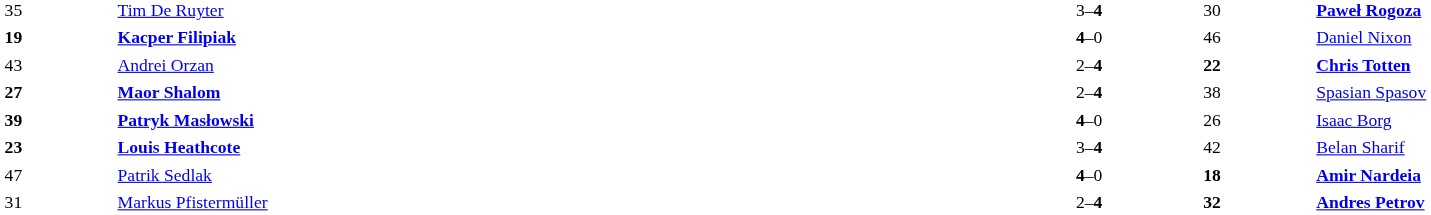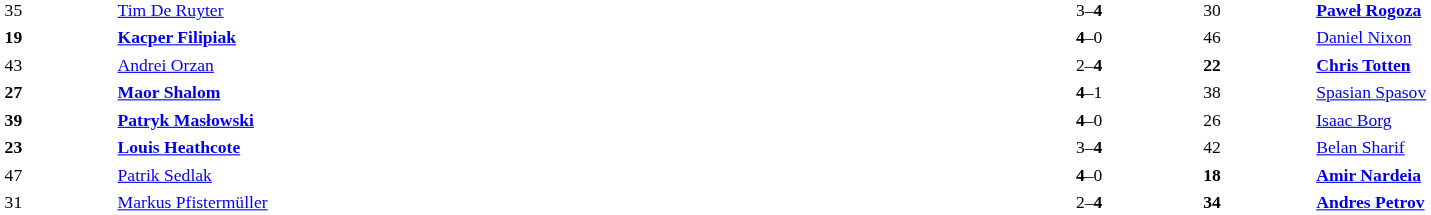(1089, 92) 2–4 -> (1089, 92) 4–1
(1212, 202) 32 -> (1212, 202) 34
